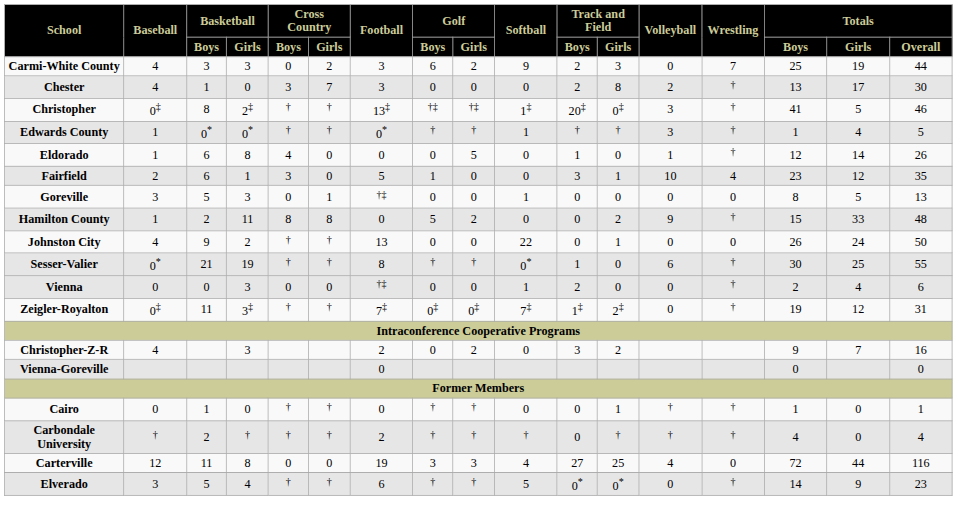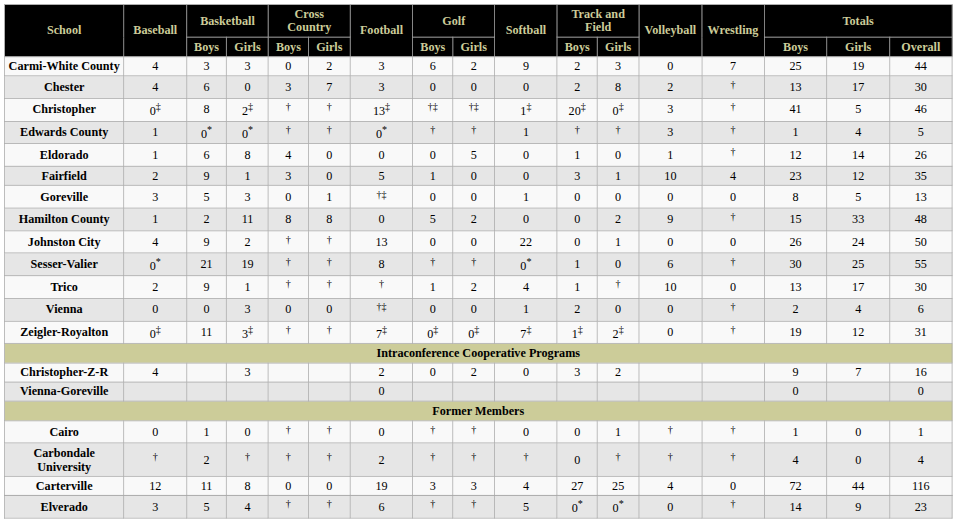(207, 87) 1 -> (207, 87) 6
(207, 175) 6 -> (207, 175) 9
+ row: (64, 287)
